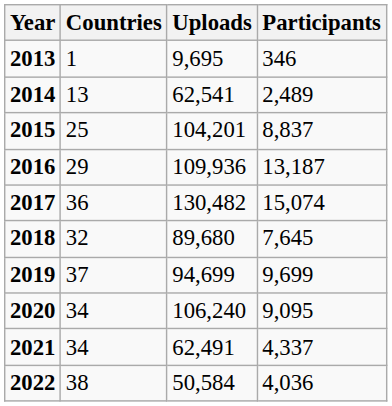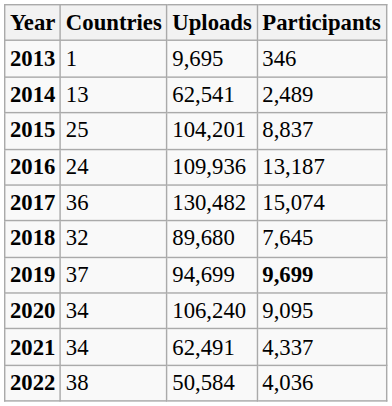(77, 166) 29 -> (77, 166) 24
(288, 274) normal -> (288, 274) bold
